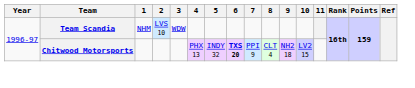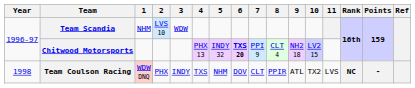+ row: (88, 71)
